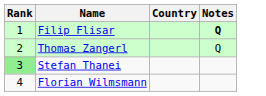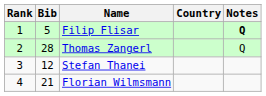+ column: (47, 13)
(20, 65) lightgreen background -> (20, 65) no background
